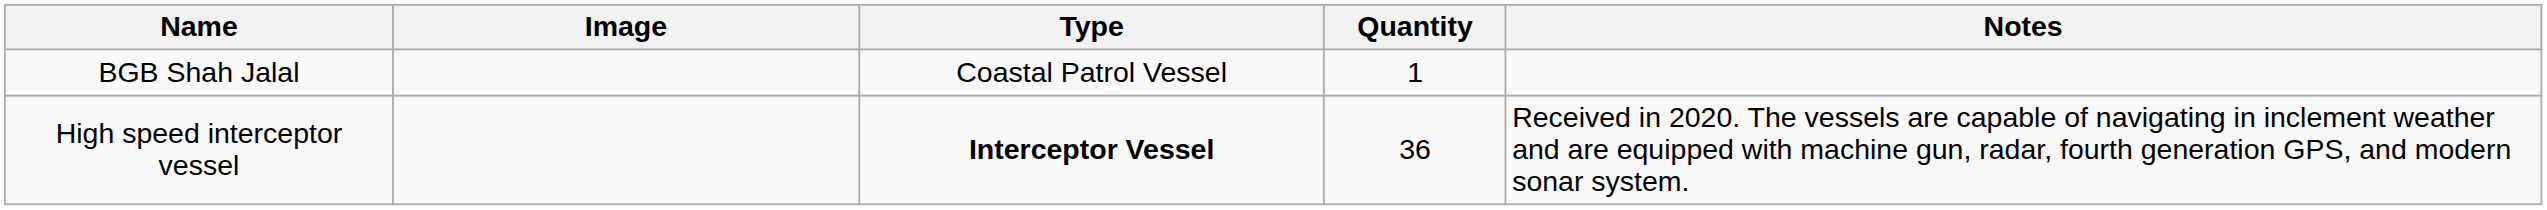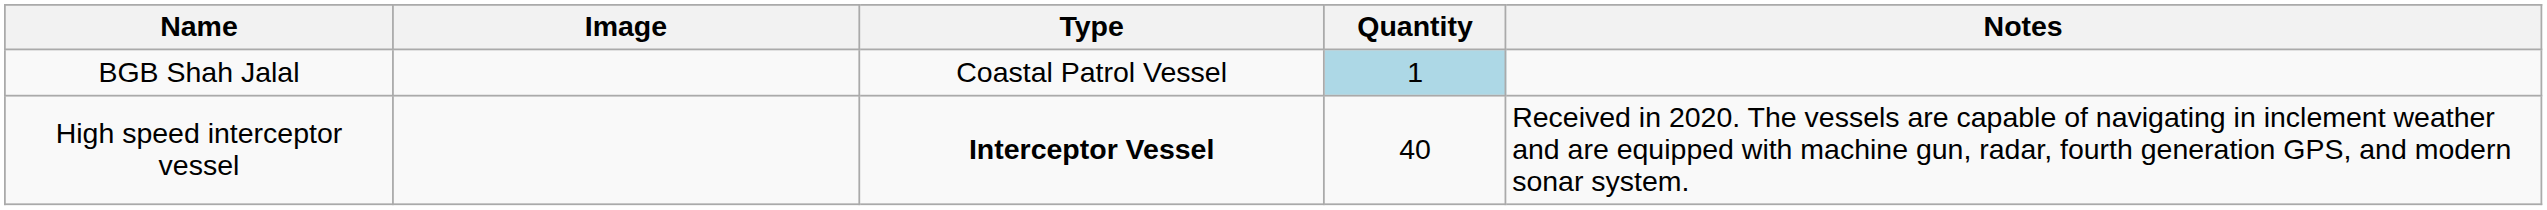(1415, 72) no background -> (1415, 72) lightblue background
(1415, 149) 36 -> (1415, 149) 40
